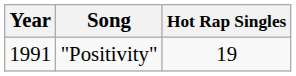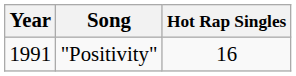(227, 53) 19 -> (227, 53) 16
